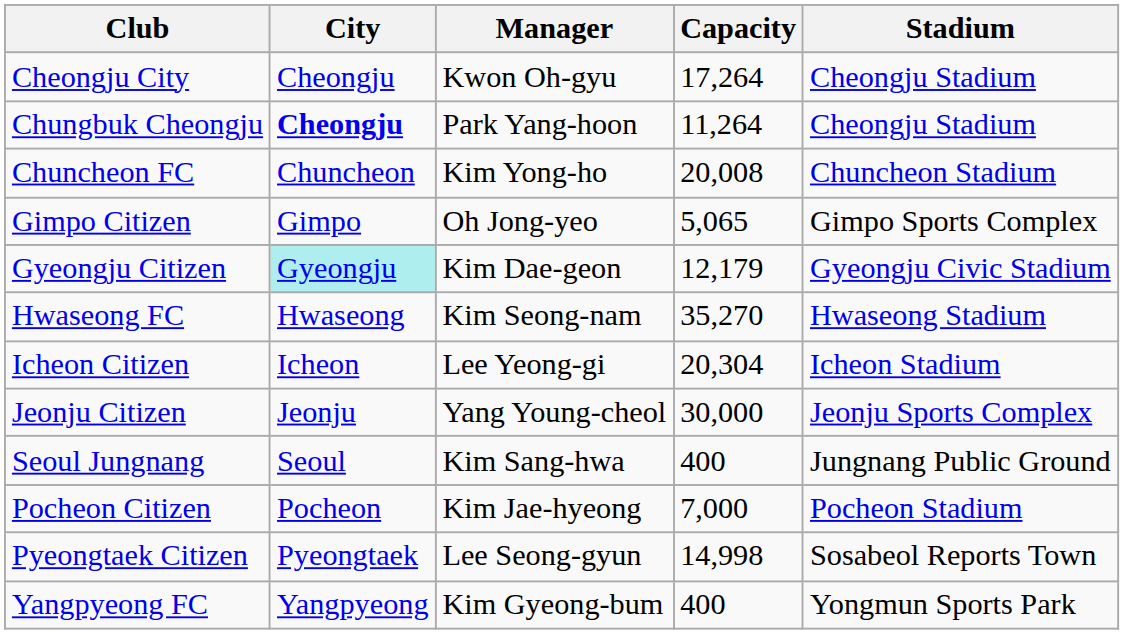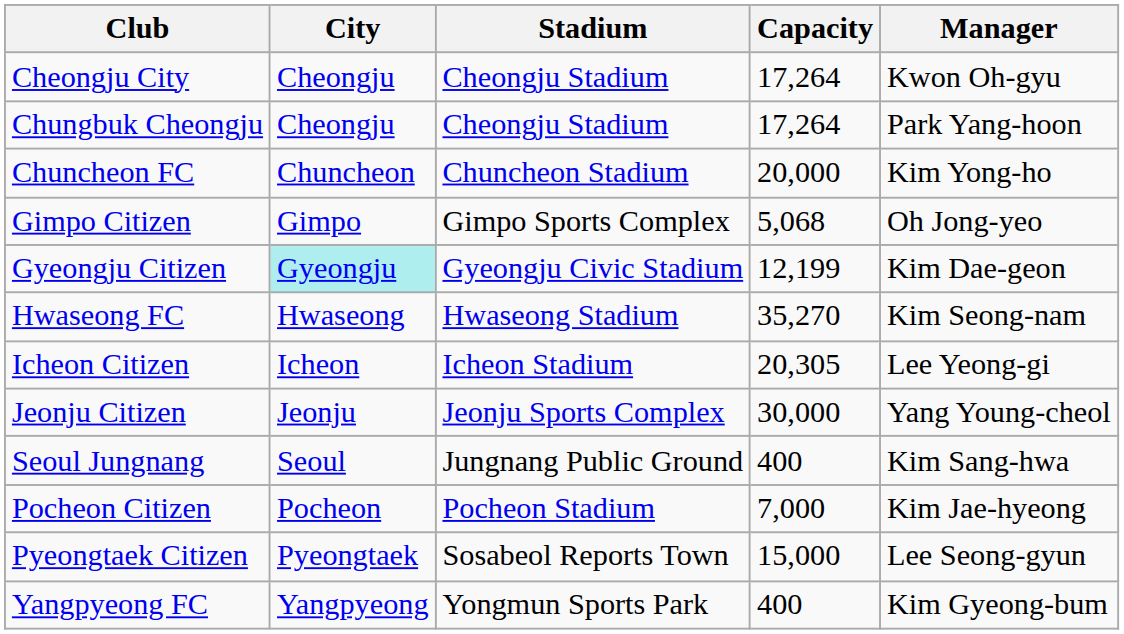columns swapped: (960, 28) <-> (554, 28)
(340, 124) bold -> (336, 124) normal
(721, 124) 11,264 -> (799, 124) 17,264
(722, 172) 20,008 -> (799, 172) 20,000
(714, 220) 5,065 -> (791, 220) 5,068
(722, 268) 12,179 -> (799, 268) 12,199
(722, 364) 20,304 -> (799, 364) 20,305
(722, 556) 14,998 -> (799, 556) 15,000
